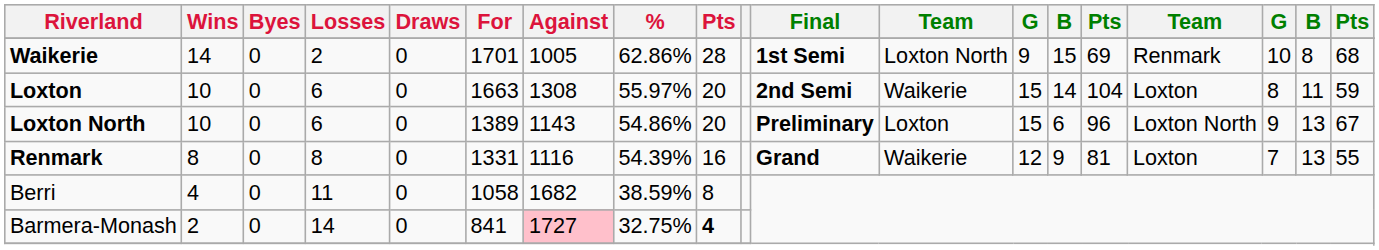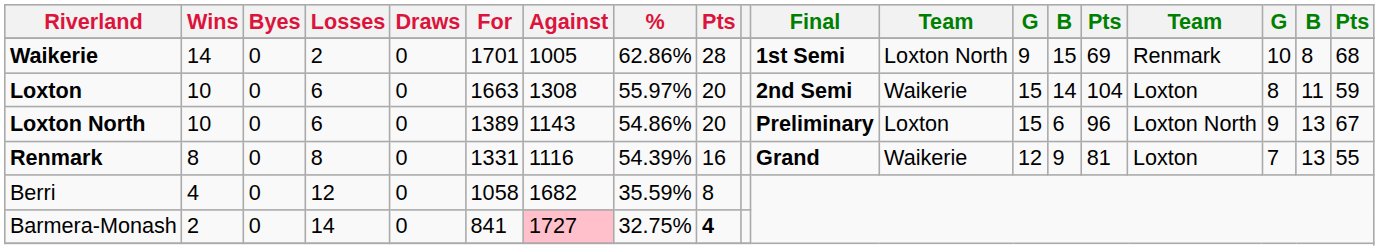(322, 192) 11 -> (323, 192) 12
(655, 192) 38.59% -> (655, 192) 35.59%
